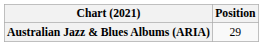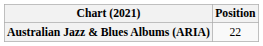(235, 32) 29 -> (235, 32) 22
